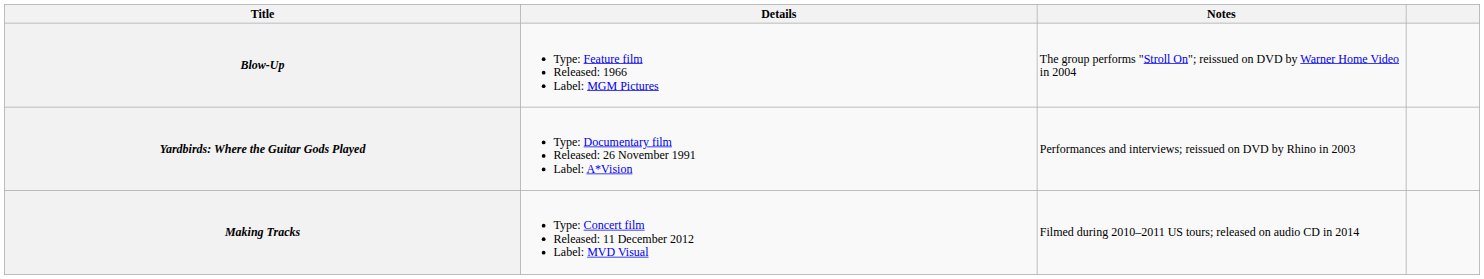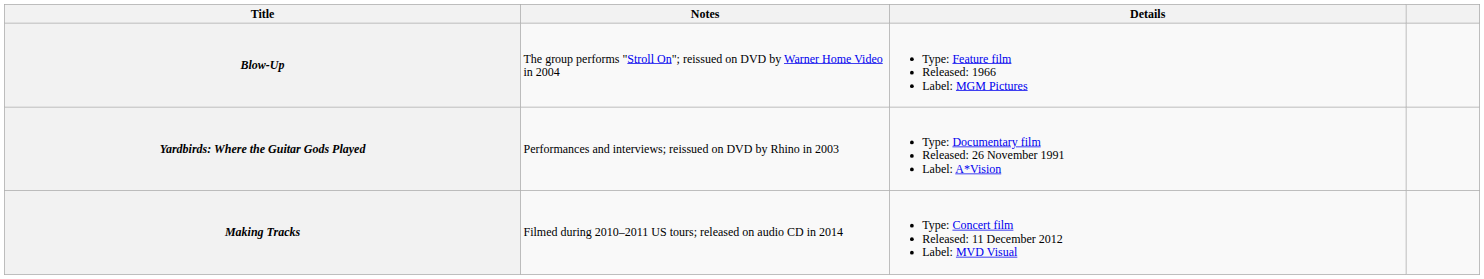columns swapped: (779, 14) <-> (1221, 14)
